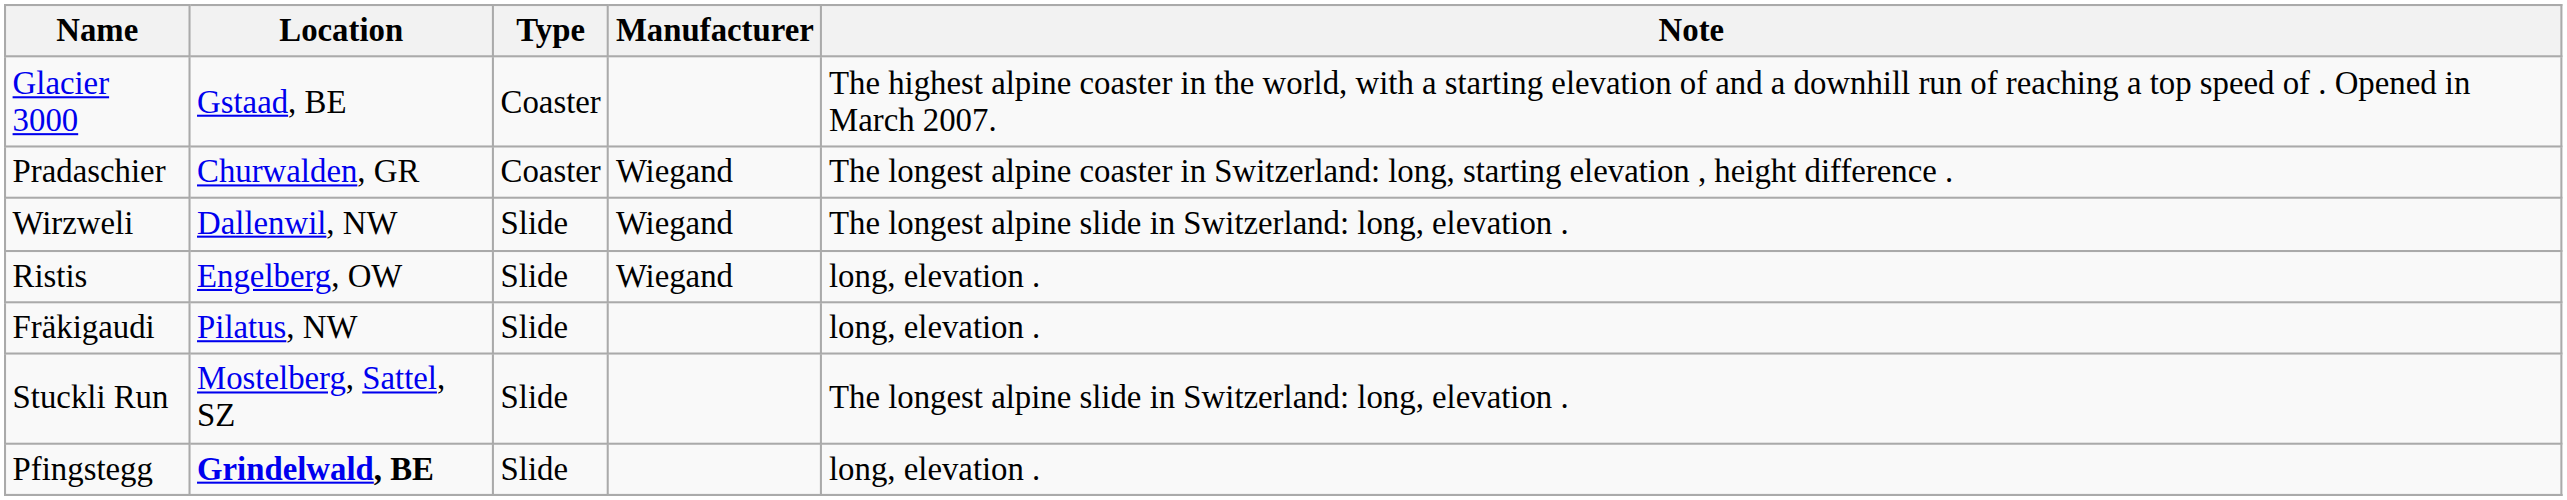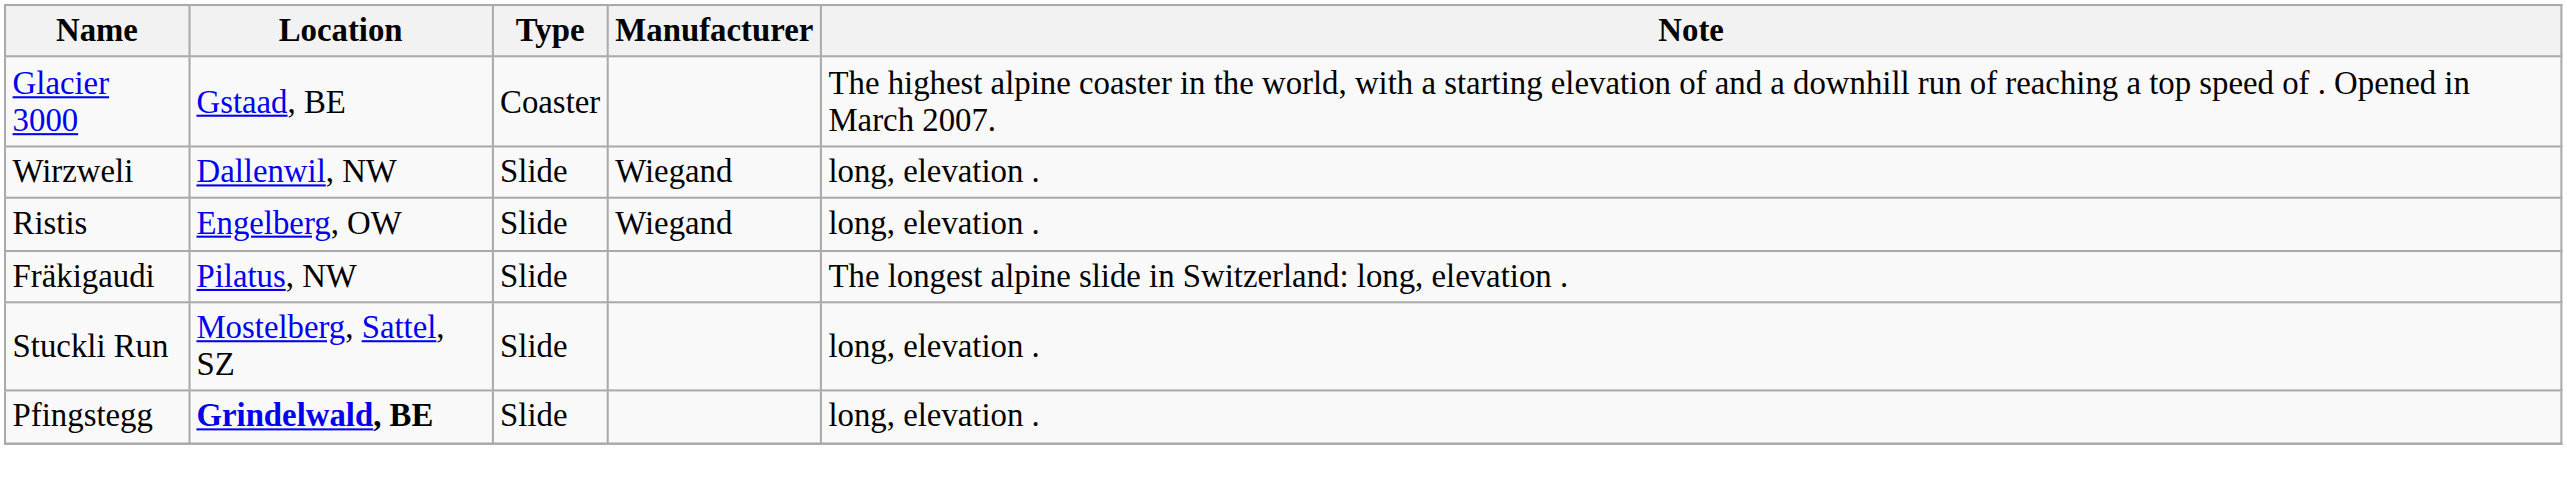- row: (89, 171)
(1199, 223) The longest alpine slide in Switzerland: long, elevation . -> (934, 171) long, elevation .
(935, 327) long, elevation . -> (1198, 275) The longest alpine slide in Switzerland: long, elevation .
(1199, 397) The longest alpine slide in Switzerland: long, elevation . -> (934, 345) long, elevation .
